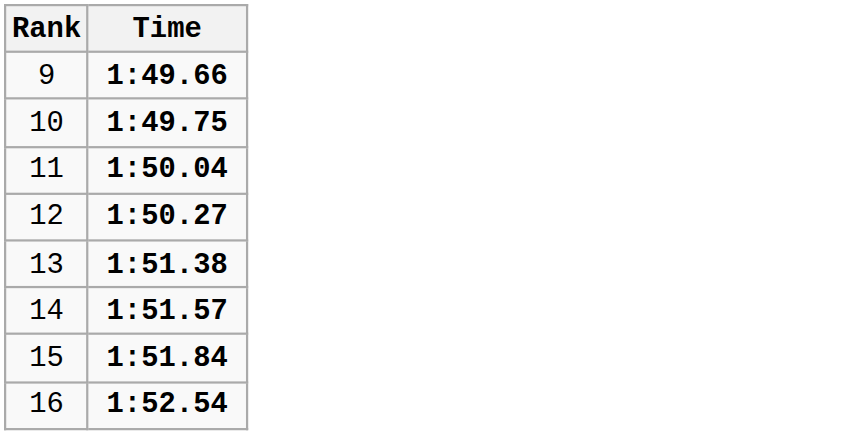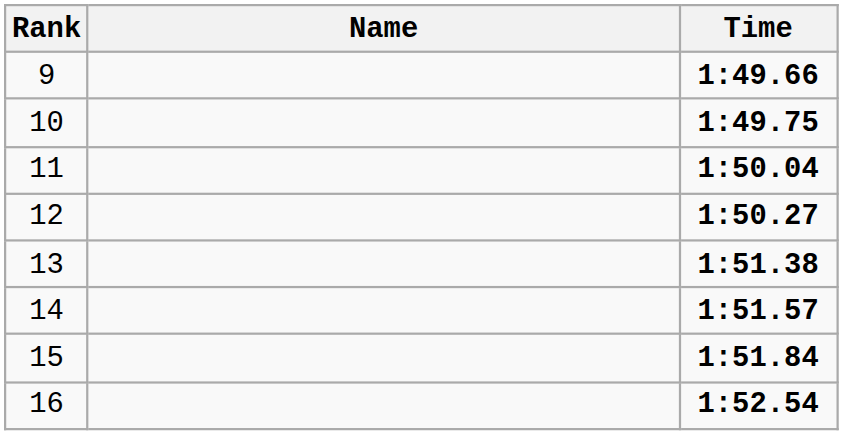+ column: (384, 29)
